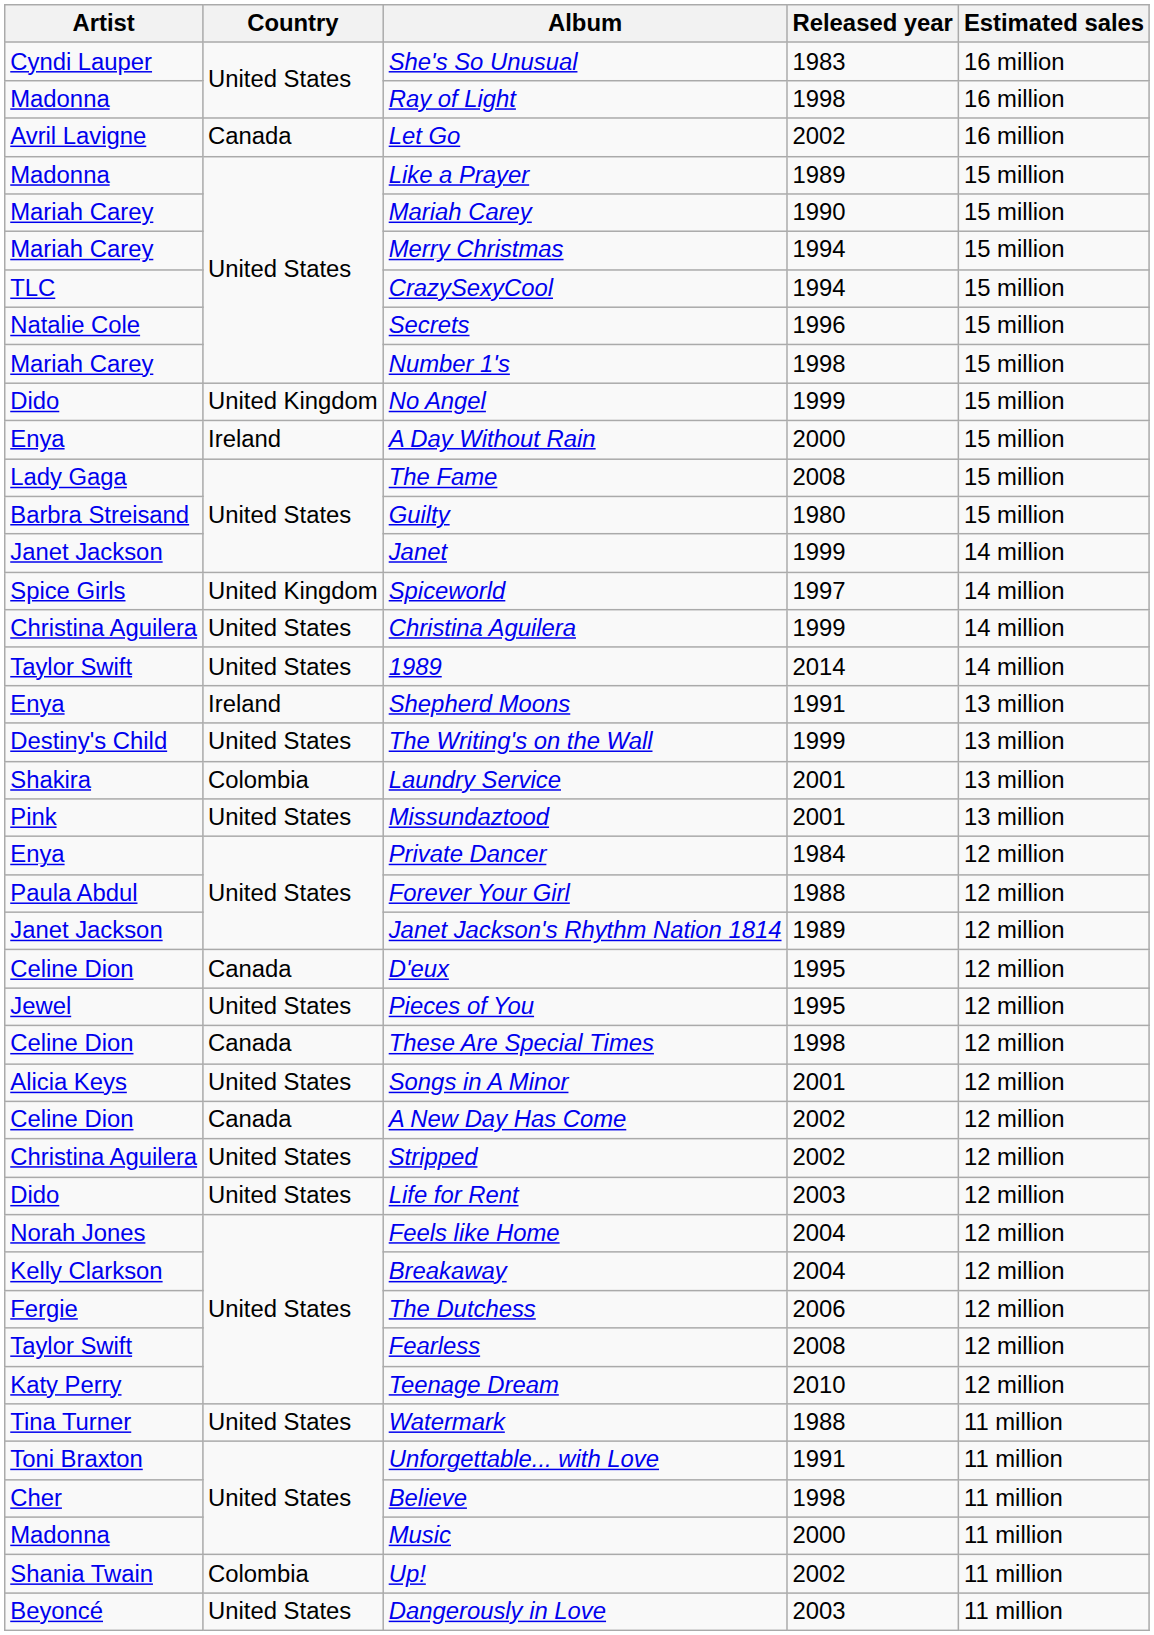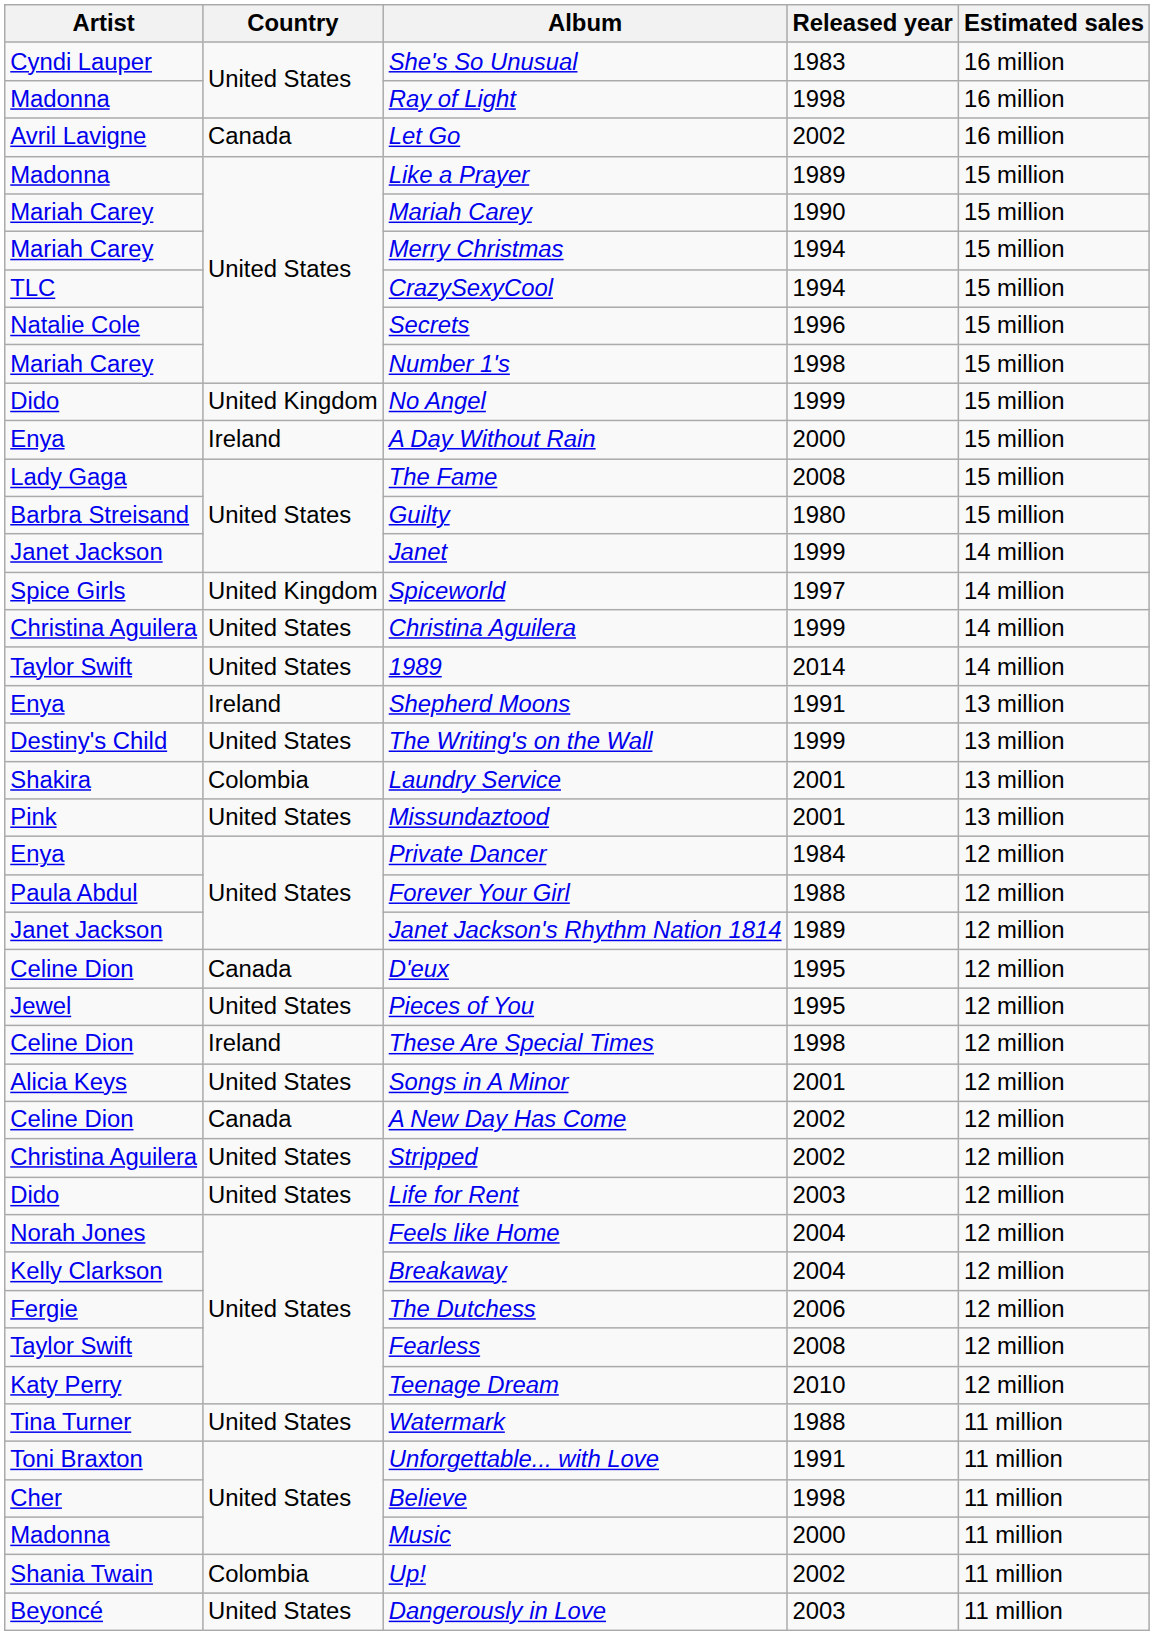(250, 1044) Canada -> (245, 1044) Ireland
